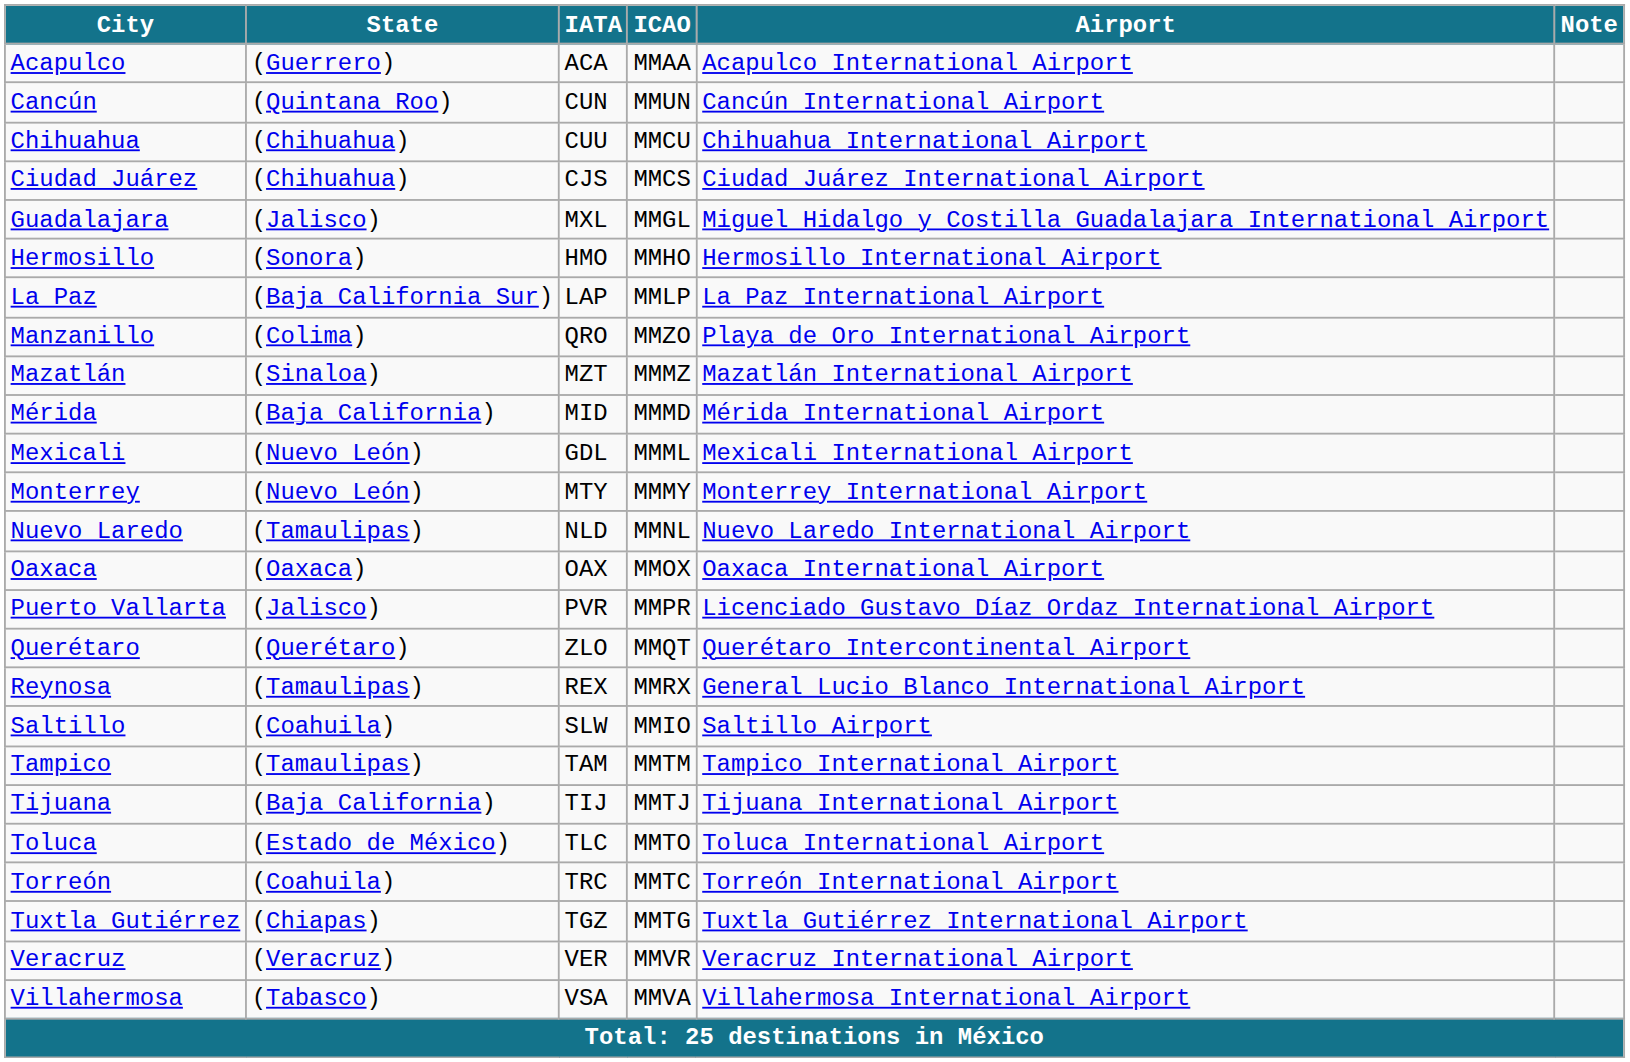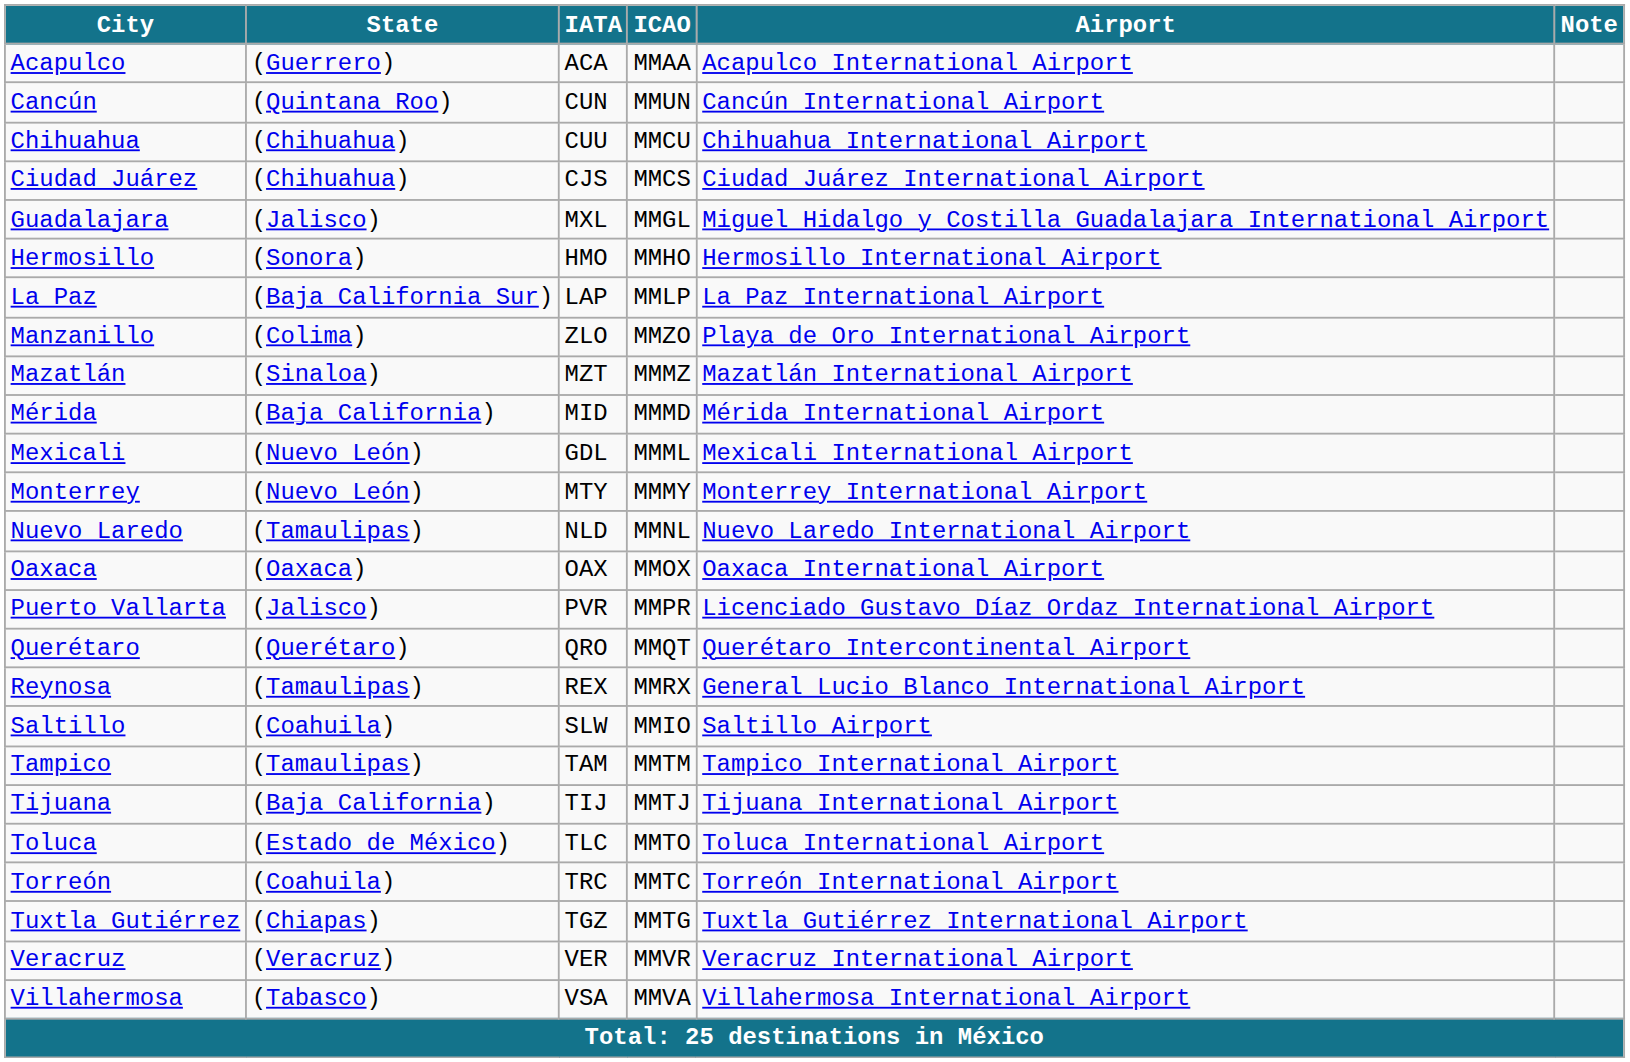(586, 336) QRO -> (586, 336) ZLO
(586, 648) ZLO -> (586, 648) QRO
